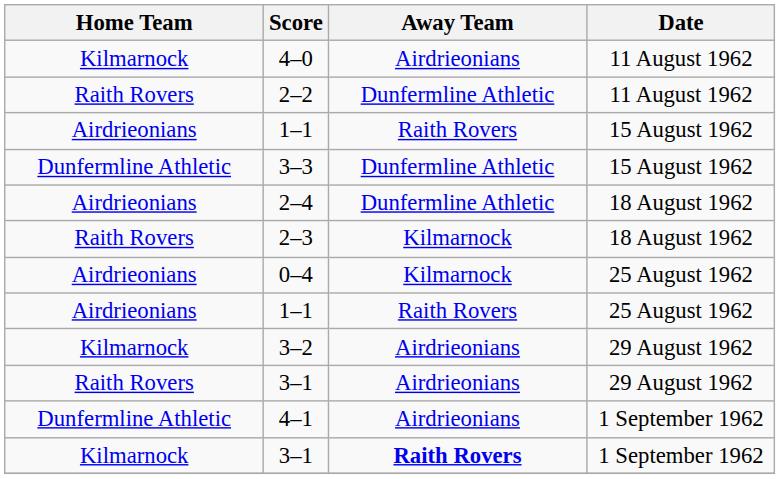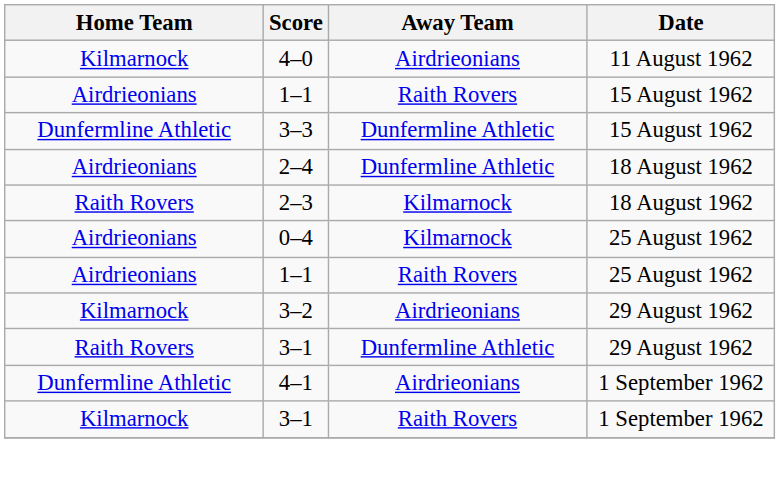- row: (296, 94)
(457, 382) Airdrieonians -> (457, 346) Dunfermline Athletic
(457, 454) bold -> (457, 418) normal
